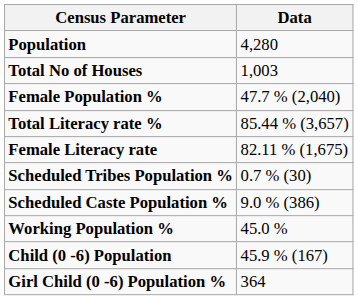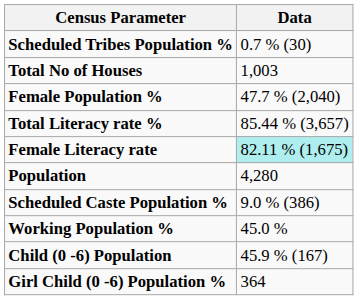rows swapped: (47, 44) <-> (121, 176)
(294, 149) no background -> (294, 149) paleturquoise background
